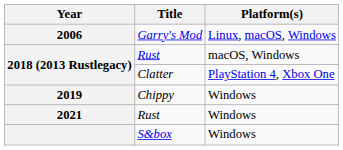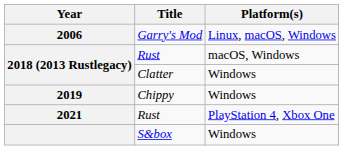(271, 74) PlayStation 4, Xbox One -> (232, 74) Windows
(232, 114) Windows -> (271, 114) PlayStation 4, Xbox One
